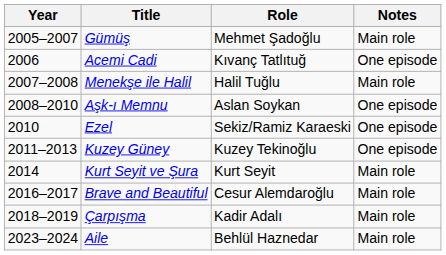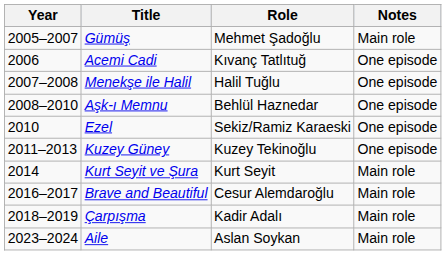(386, 82) Main role -> (397, 82) One episode
(257, 104) Aslan Soykan -> (266, 104) Behlül Haznedar
(266, 238) Behlül Haznedar -> (257, 238) Aslan Soykan
